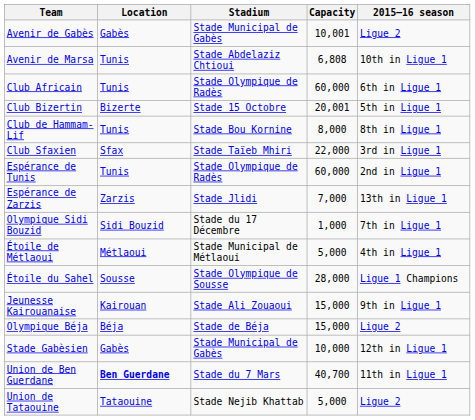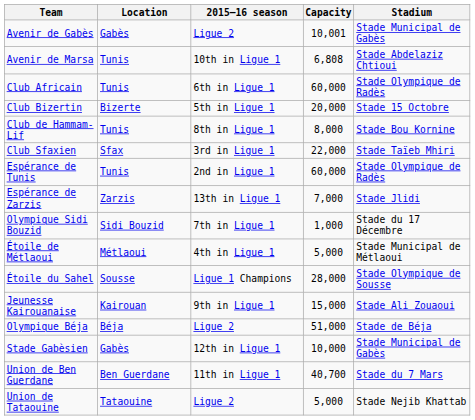columns swapped: (249, 12) <-> (414, 12)
(332, 108) 20,001 -> (328, 108) 20,000
(332, 327) 15,000 -> (328, 327) 51,000
(135, 375) bold -> (135, 375) normal
